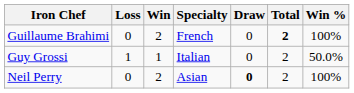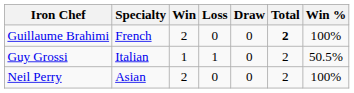columns swapped: (202, 14) <-> (128, 14)
(326, 56) 50.0% -> (326, 56) 50.5%
(249, 77) bold -> (249, 77) normal
